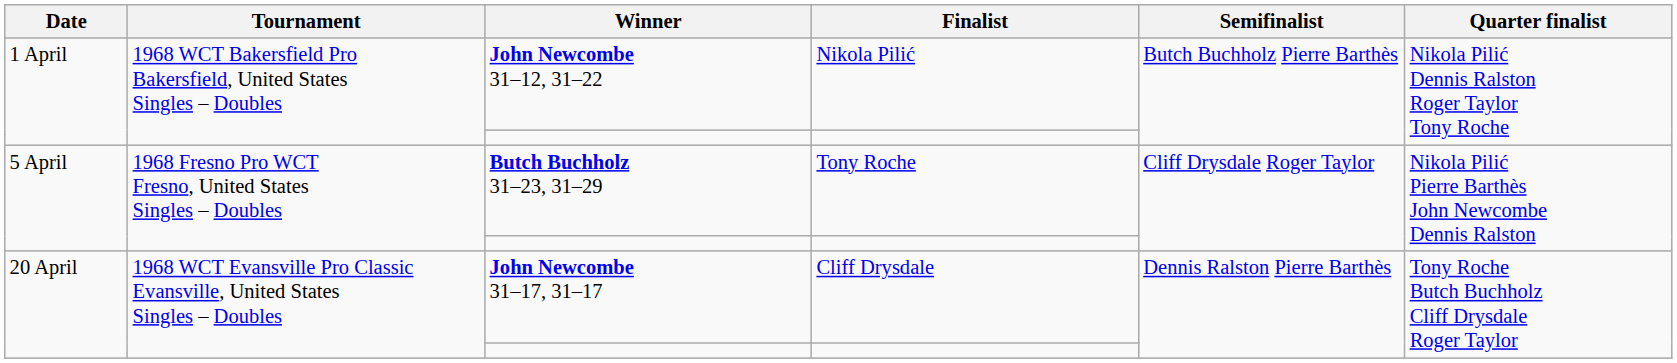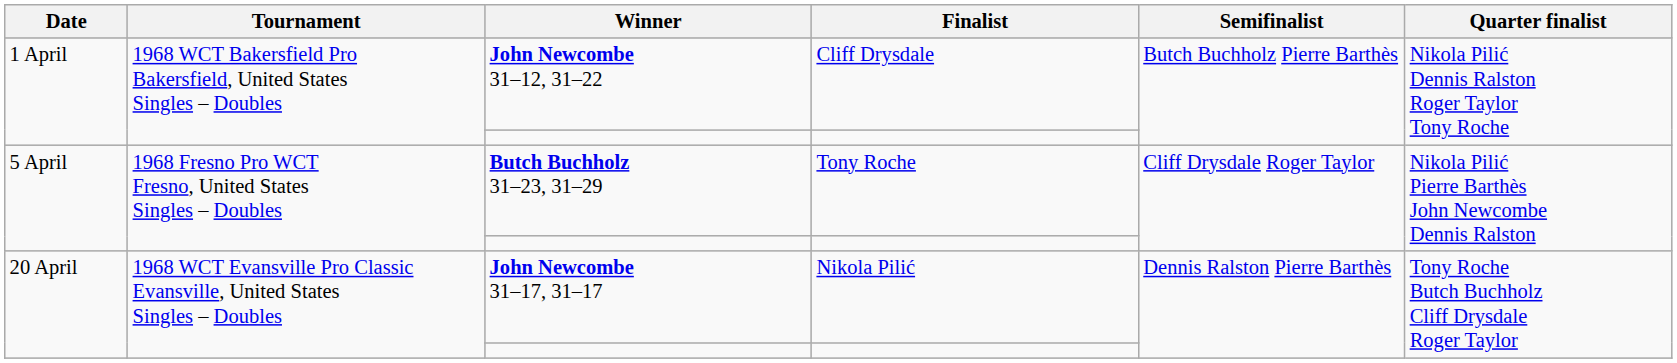(866, 54) Nikola Pilić -> (875, 54) Cliff Drysdale
(875, 267) Cliff Drysdale -> (866, 267) Nikola Pilić
